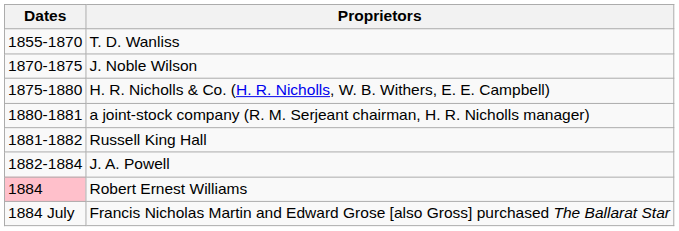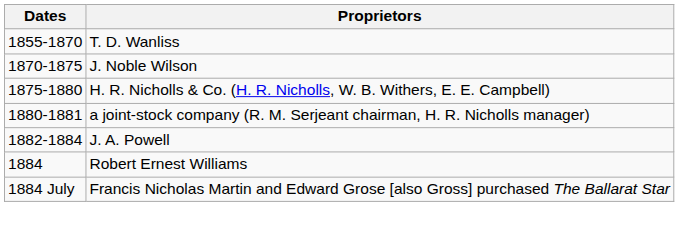- row: (148, 139)
(25, 189) pink background -> (25, 164) no background
